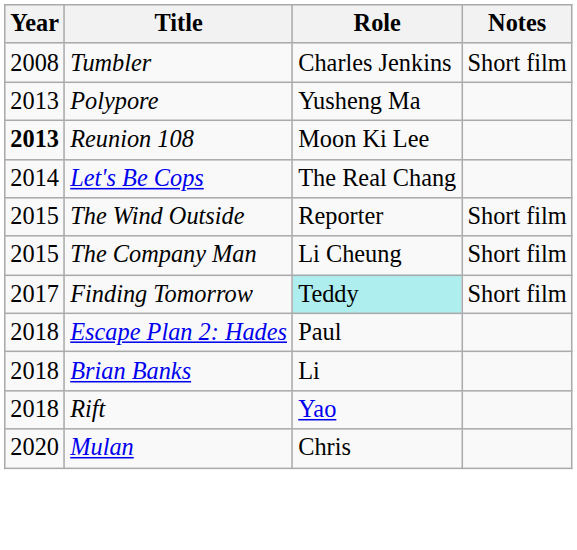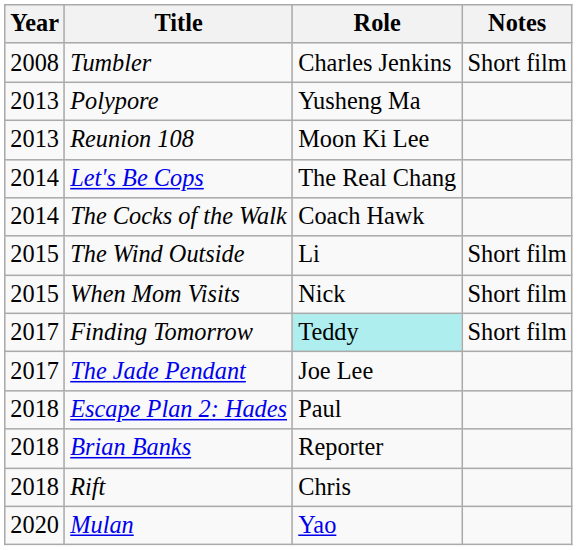(35, 139) bold -> (35, 139) normal
+ row: (179, 216)
(341, 216) Reporter -> (309, 255) Li
- row: (163, 255)
+ row: (155, 293)
+ row: (158, 370)
(309, 370) Li -> (341, 448) Reporter
(317, 409) Yao -> (325, 486) Chris
(325, 448) Chris -> (317, 525) Yao
